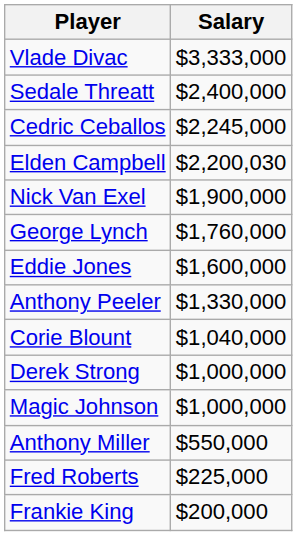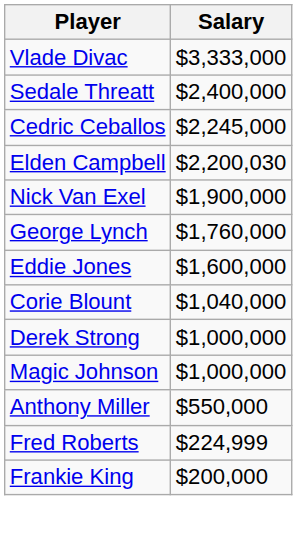- row: (85, 302)
(222, 477) $225,000 -> (222, 442) $224,999
